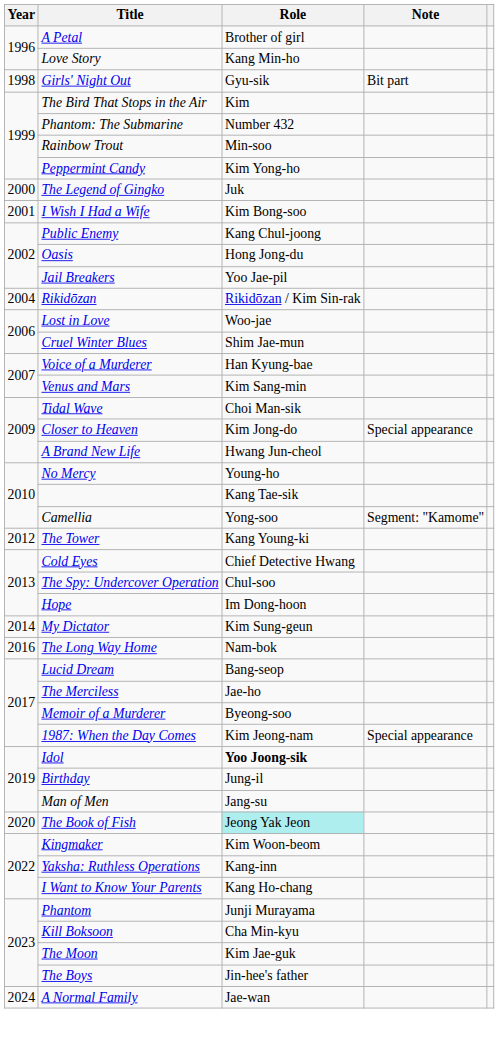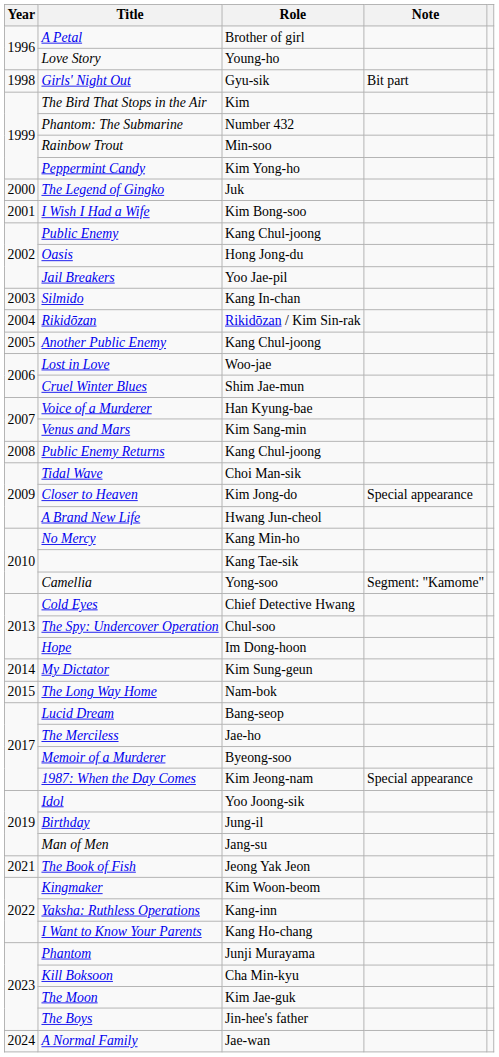(262, 59) Kang Min-ho -> (252, 59) Young-ho
+ row: (62, 299)
+ row: (104, 342)
+ row: (103, 451)
(252, 473) Young-ho -> (262, 539) Kang Min-ho
- row: (70, 539)
(21, 648) 2016 -> (21, 691) 2015
(266, 757) bold -> (265, 801) normal
(21, 822) 2020 -> (21, 866) 2021
(268, 822) paleturquoise background -> (268, 866) no background
